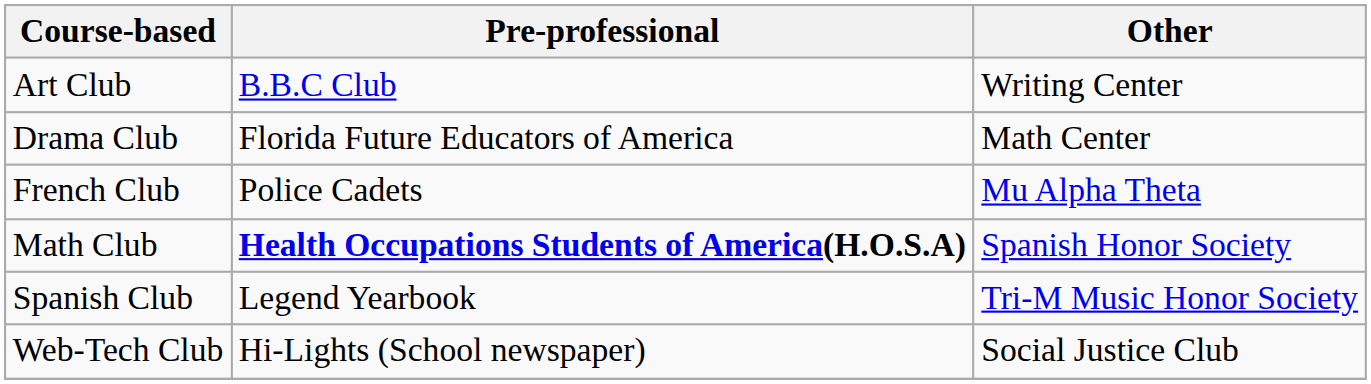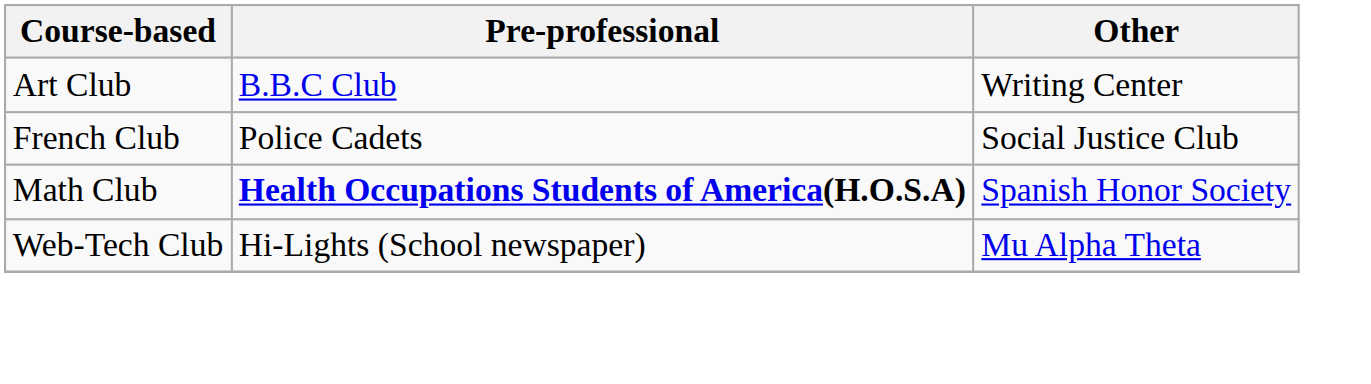- row: (95, 137)
(1091, 191) Mu Alpha Theta -> (1110, 137) Social Justice Club
- row: (103, 297)
(1110, 350) Social Justice Club -> (1091, 244) Mu Alpha Theta
